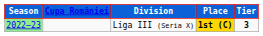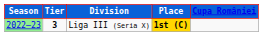columns swapped: (246, 11) <-> (77, 11)
